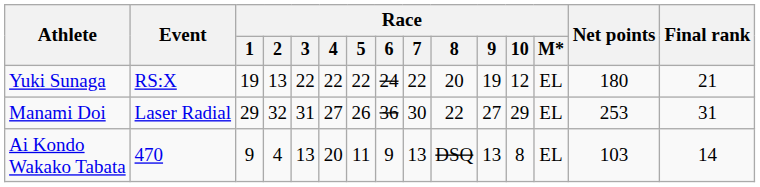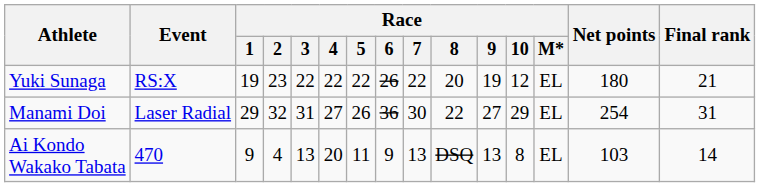(277, 81) 13 -> (277, 81) 23
(389, 81) 24 -> (389, 81) 26
(614, 112) 253 -> (614, 112) 254
